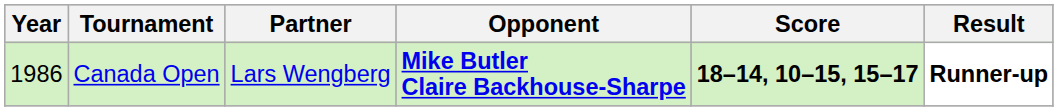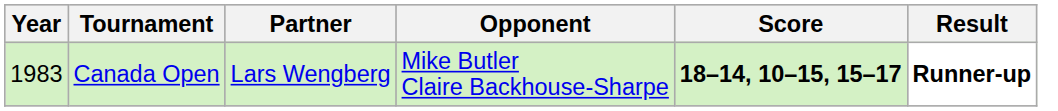(36, 74) 1986 -> (36, 74) 1983
(544, 74) bold -> (535, 74) normal
